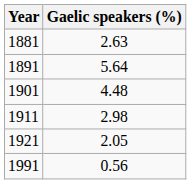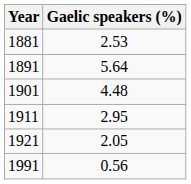(114, 41) 2.63 -> (114, 41) 2.53
(114, 116) 2.98 -> (114, 116) 2.95
